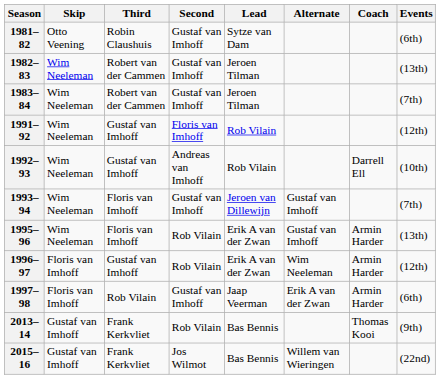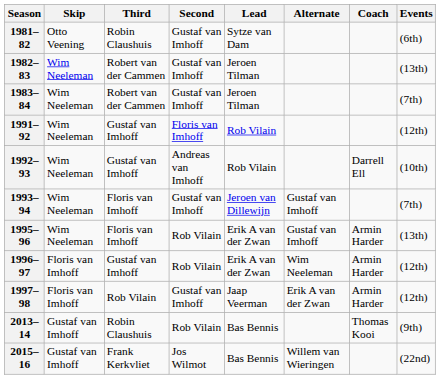(411, 297) (6th) -> (414, 297) (12th)
(128, 327) Frank Kerkvliet -> (129, 327) Robin Claushuis
